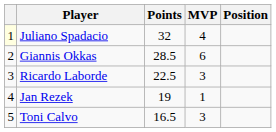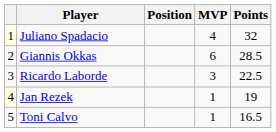columns swapped: (246, 14) <-> (165, 14)
(11, 96) no background -> (11, 96) lightyellow background
(203, 117) 3 -> (213, 117) 1
